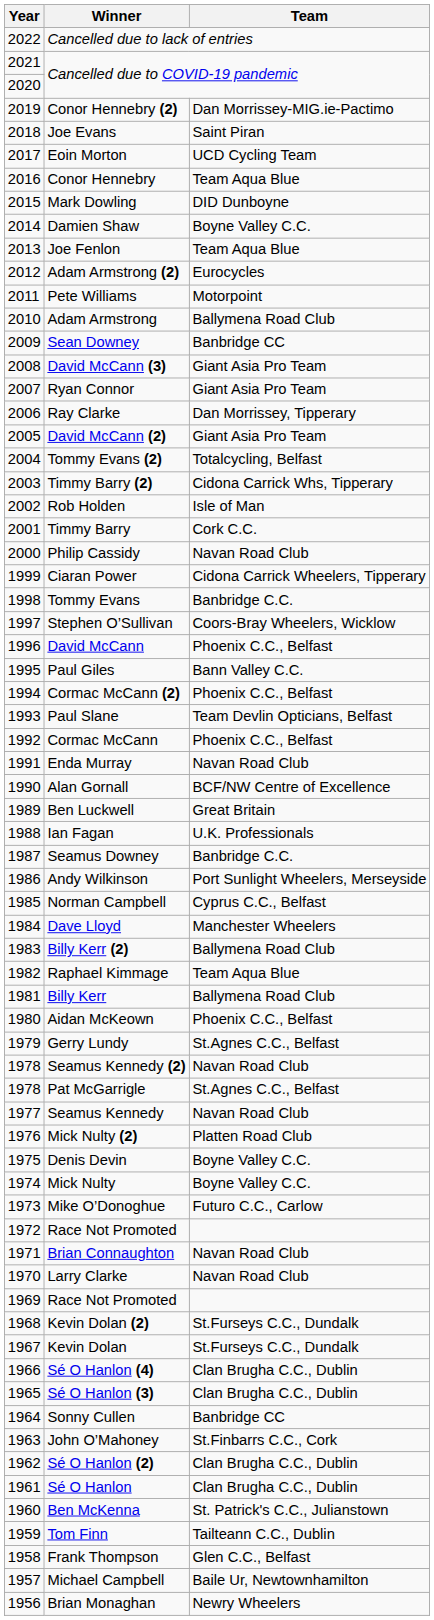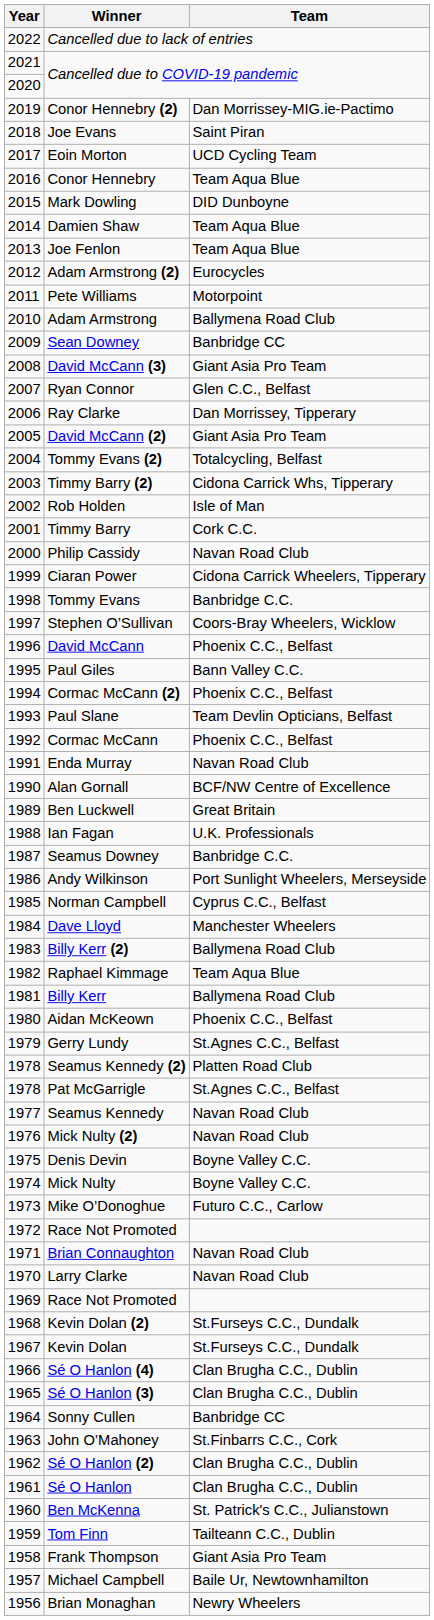(252, 226) Boyne Valley C.C. -> (246, 226) Team Aqua Blue
(259, 389) Giant Asia Pro Team -> (251, 389) Glen C.C., Belfast
(251, 1066) Navan Road Club -> (252, 1066) Platten Road Club
(252, 1136) Platten Road Club -> (251, 1136) Navan Road Club
(251, 1556) Glen C.C., Belfast -> (259, 1556) Giant Asia Pro Team
